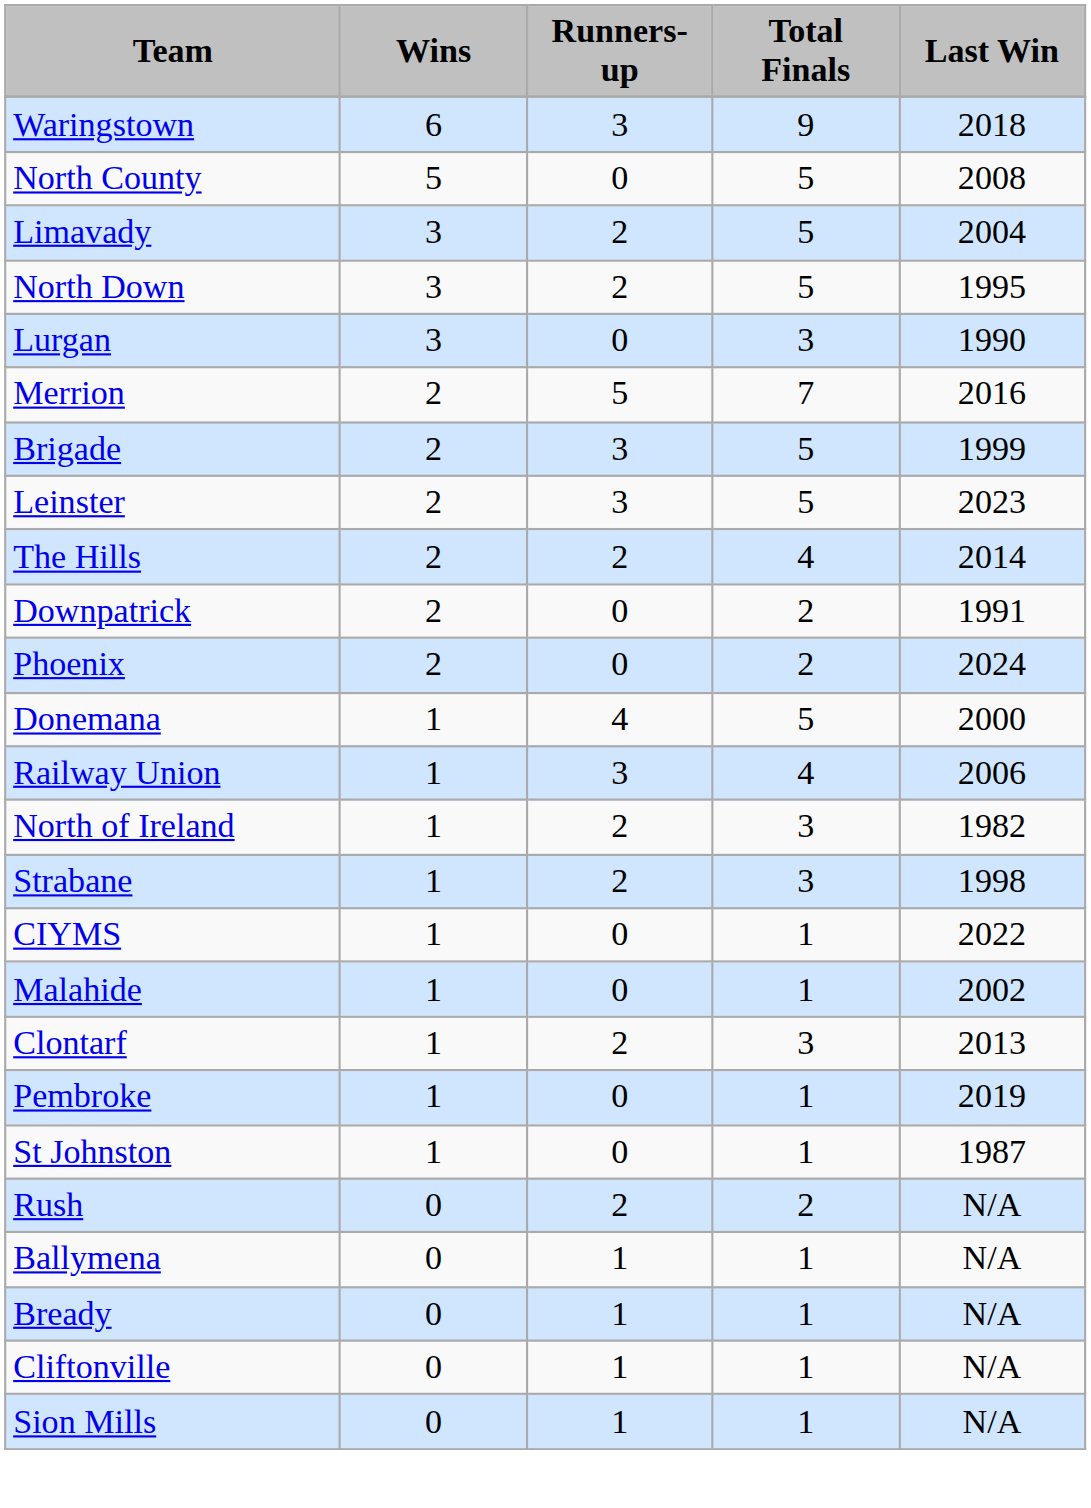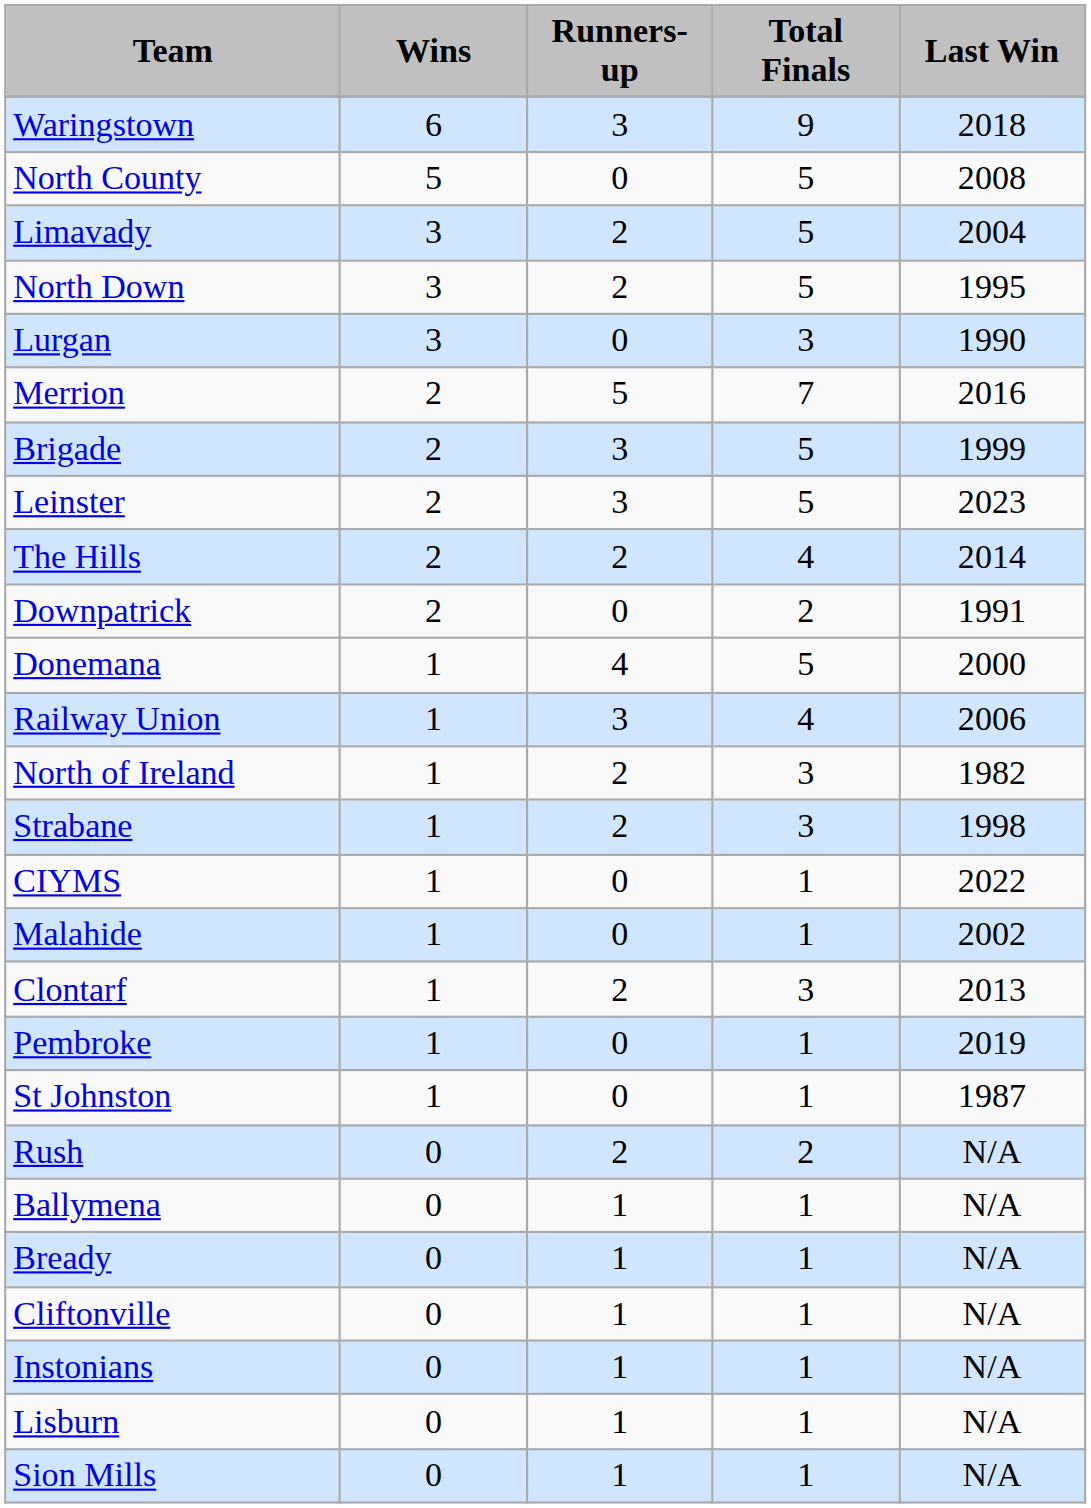- row: (69, 664)
+ row: (83, 1367)
+ row: (66, 1421)
